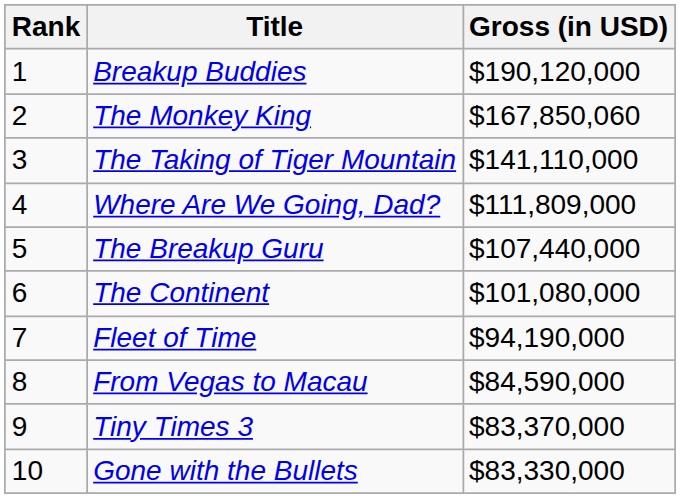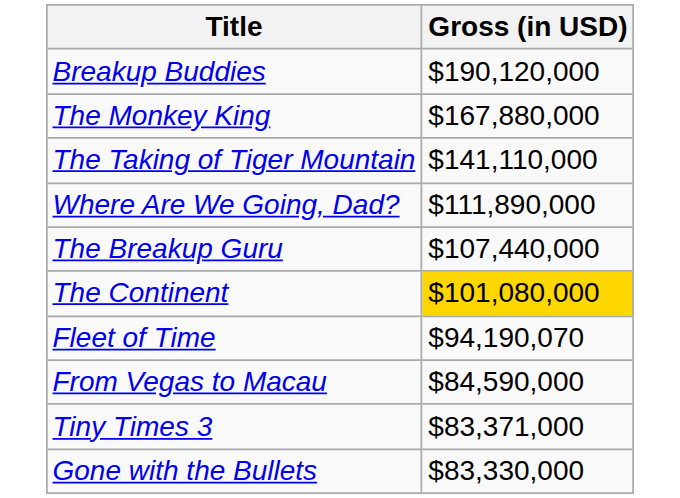- column: (46, 26)
(555, 115) $167,850,060 -> (514, 115) $167,880,000
(553, 204) $111,809,000 -> (512, 204) $111,890,000
(555, 293) no background -> (514, 293) gold background
(547, 337) $94,190,000 -> (506, 337) $94,190,070
(547, 426) $83,370,000 -> (506, 426) $83,371,000
